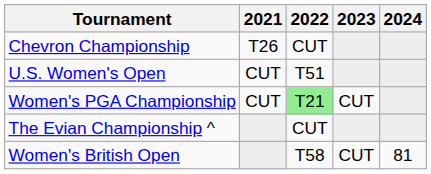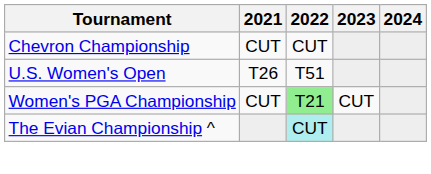(263, 46) T26 -> (263, 46) CUT
(263, 73) CUT -> (263, 73) T26
(310, 128) no background -> (310, 128) paleturquoise background
- row: (94, 156)
